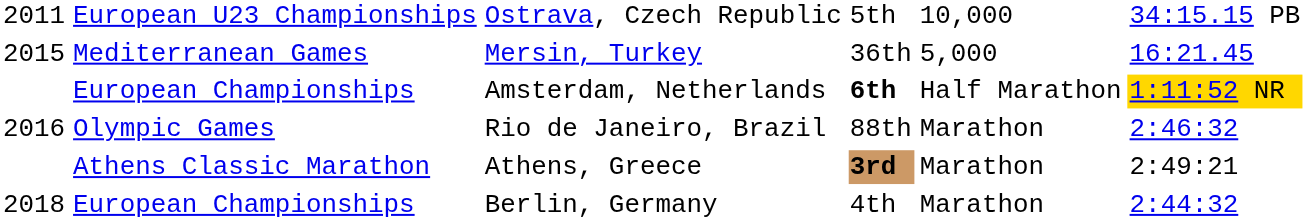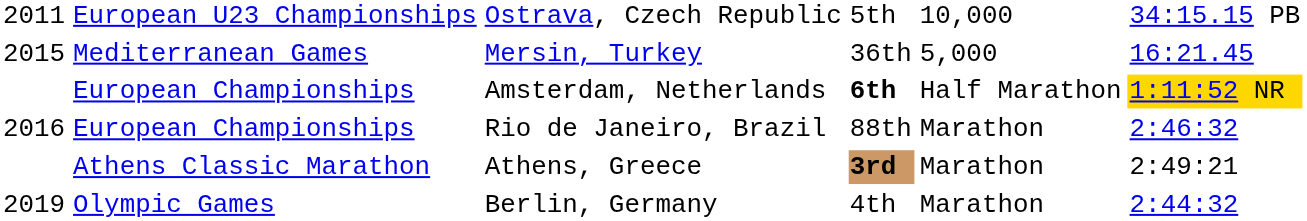(174, 129) Olympic Games -> (244, 129) European Championships
(34, 205) 2018 -> (34, 205) 2019
(244, 205) European Championships -> (174, 205) Olympic Games
